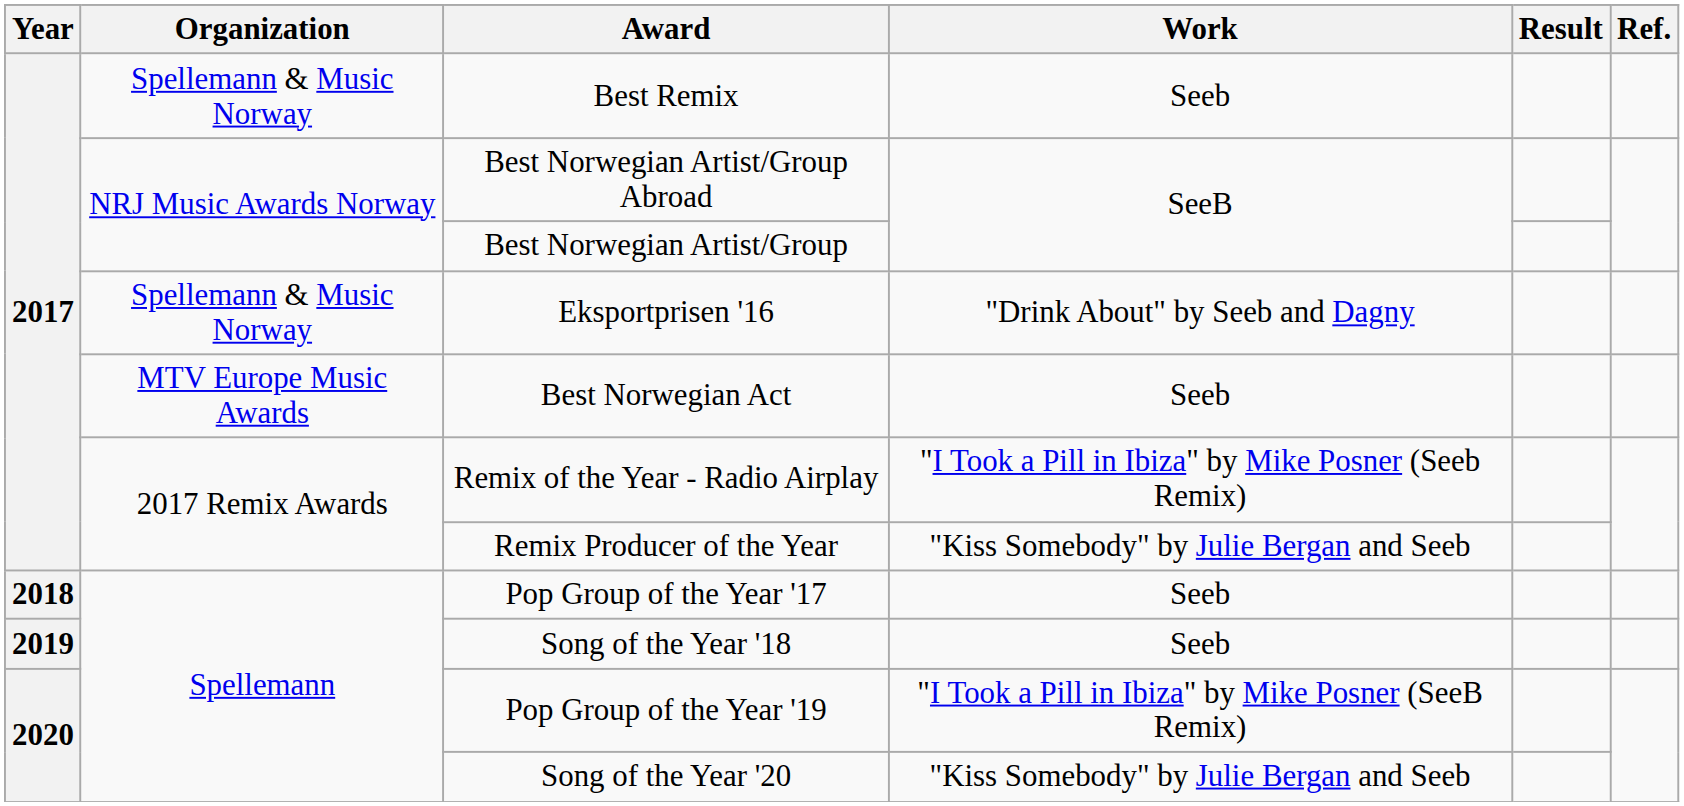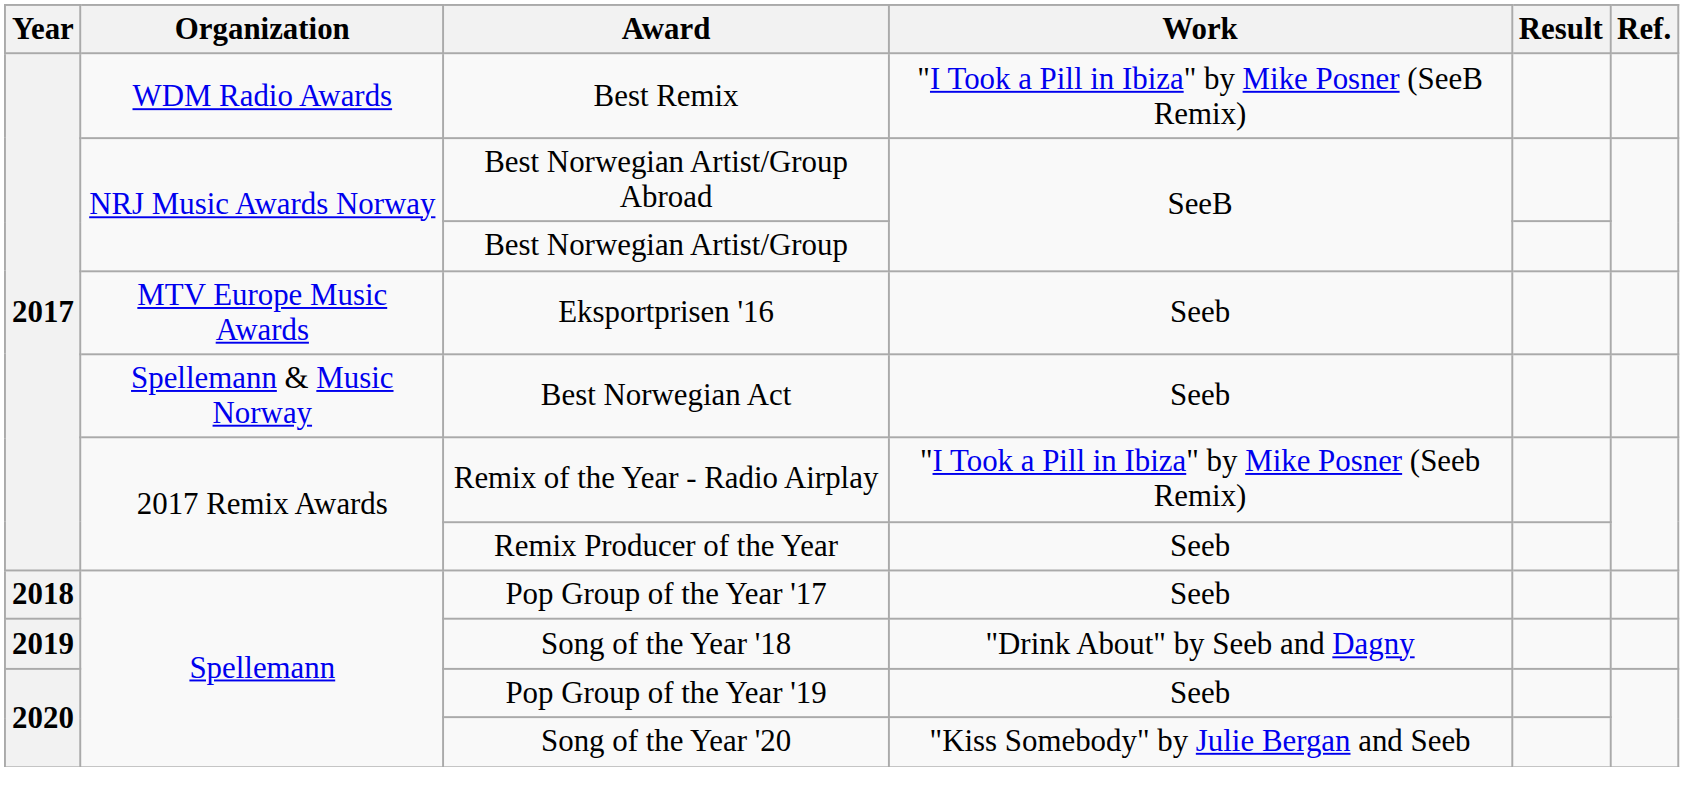(262, 95) Spellemann & Music Norway -> (262, 95) WDM Radio Awards
(1200, 95) Seeb -> (1200, 95) "I Took a Pill in Ibiza" by Mike Posner (SeeB Remix)
(262, 311) Spellemann & Music Norway -> (262, 311) MTV Europe Music Awards
(1200, 311) "Drink About" by Seeb and Dagny -> (1200, 311) Seeb
(262, 395) MTV Europe Music Awards -> (262, 395) Spellemann & Music Norway
(1200, 545) "Kiss Somebody" by Julie Bergan and Seeb -> (1200, 545) Seeb
(1200, 643) Seeb -> (1200, 643) "Drink About" by Seeb and Dagny
(1200, 709) "I Took a Pill in Ibiza" by Mike Posner (SeeB Remix) -> (1200, 692) Seeb
